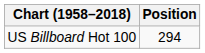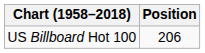(170, 37) 294 -> (170, 37) 206
